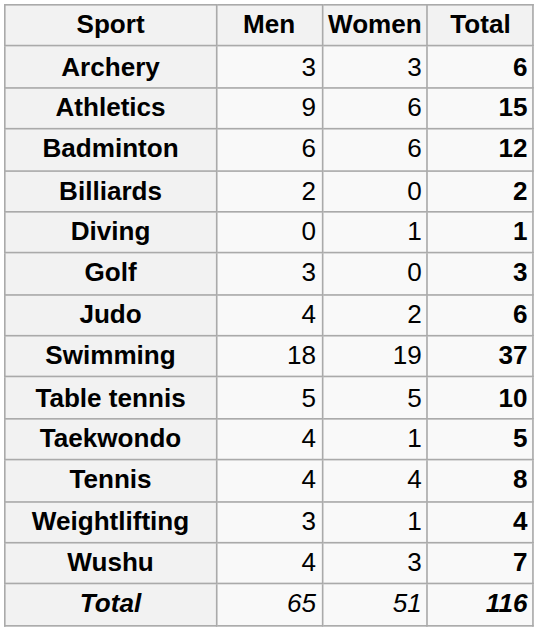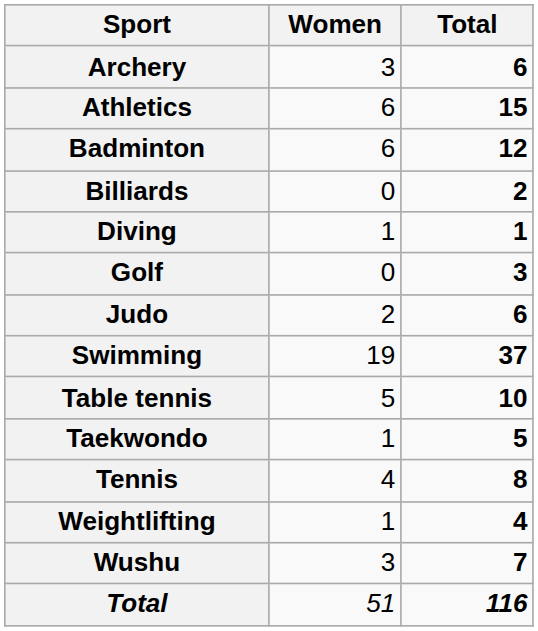- column: (269, 25)
